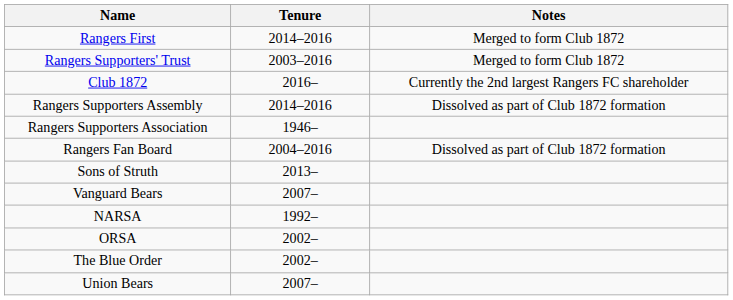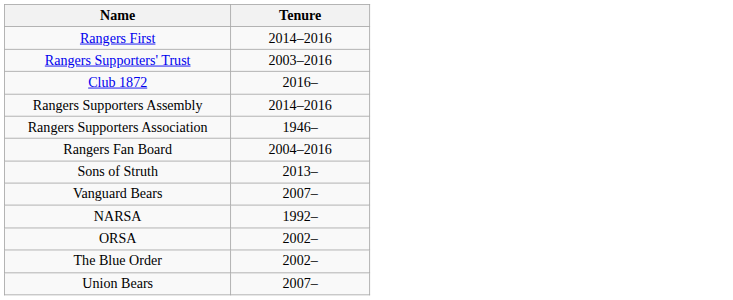- column: (549, 15)
